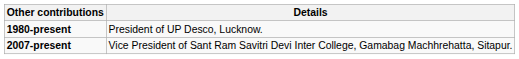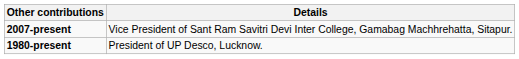rows swapped: (39, 29) <-> (39, 45)
